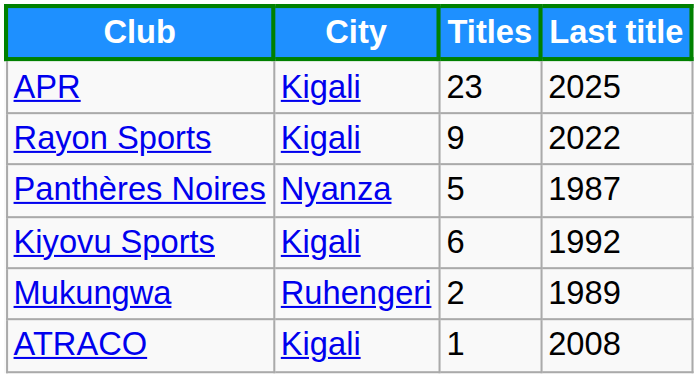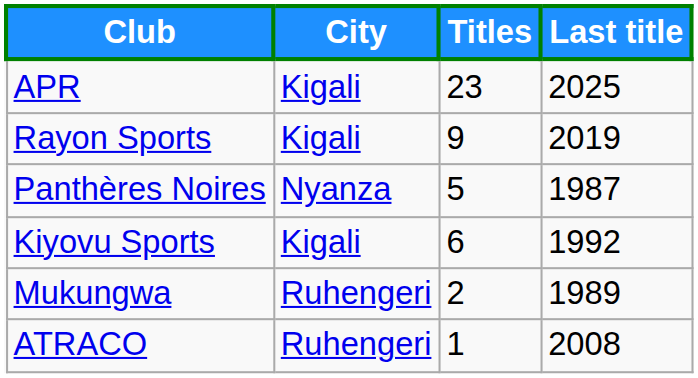(585, 137) 2022 -> (585, 137) 2019
(321, 345) Kigali -> (356, 345) Ruhengeri
